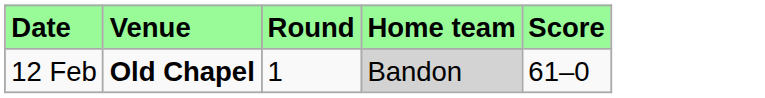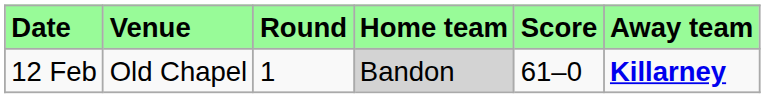+ column: (682, 26)
(182, 70) bold -> (178, 70) normal
